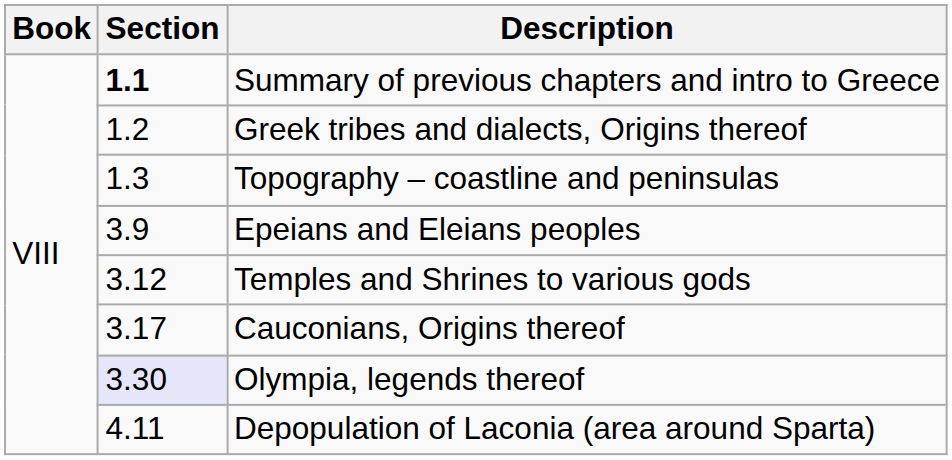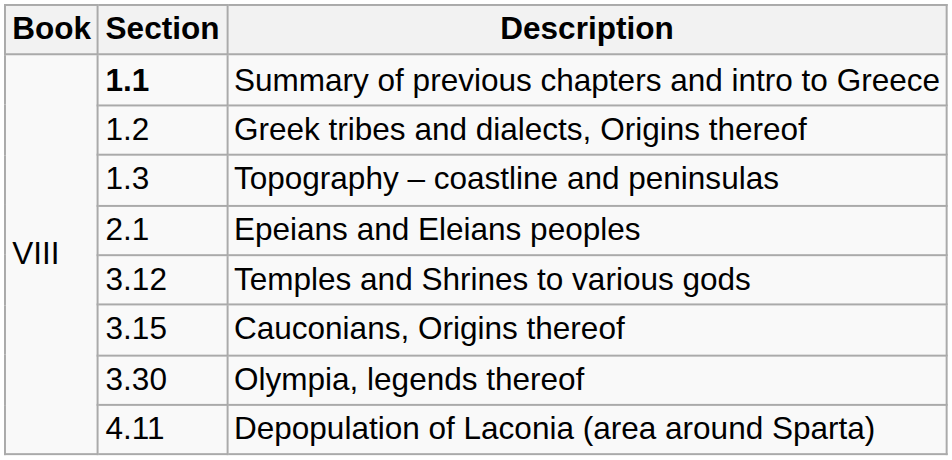(127, 229) 3.9 -> (127, 229) 2.1
(136, 329) 3.17 -> (136, 329) 3.15
(136, 379) lavender background -> (136, 379) no background
